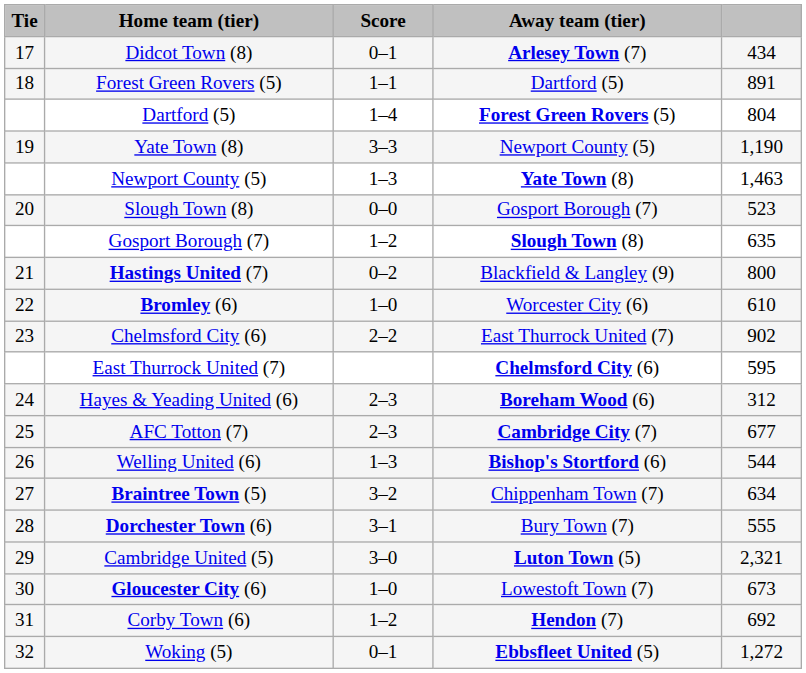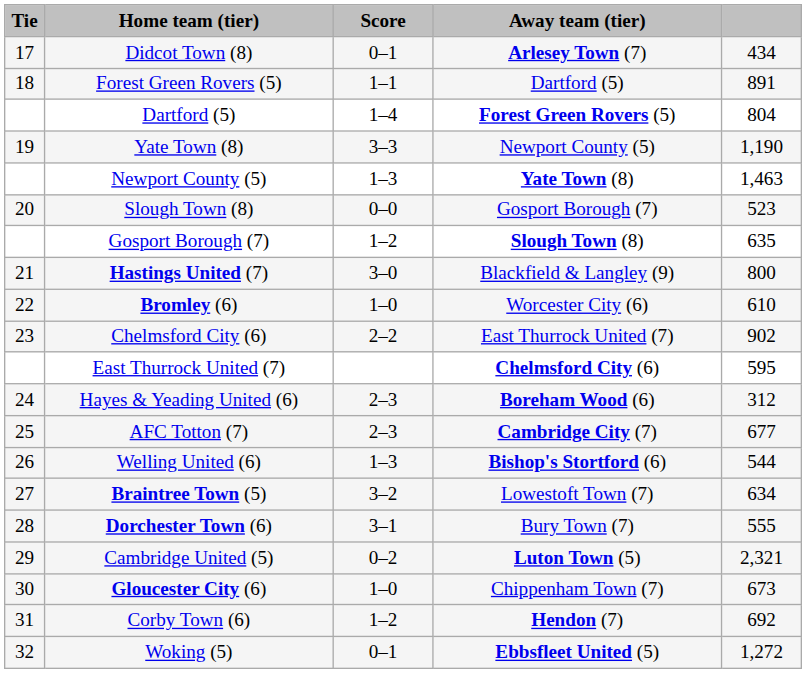(383, 273) 0–2 -> (383, 273) 3–0
(577, 494) Chippenham Town (7) -> (577, 494) Lowestoft Town (7)
(383, 557) 3–0 -> (383, 557) 0–2
(577, 589) Lowestoft Town (7) -> (577, 589) Chippenham Town (7)
